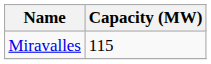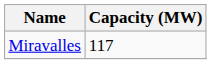(101, 44) 115 -> (101, 44) 117
